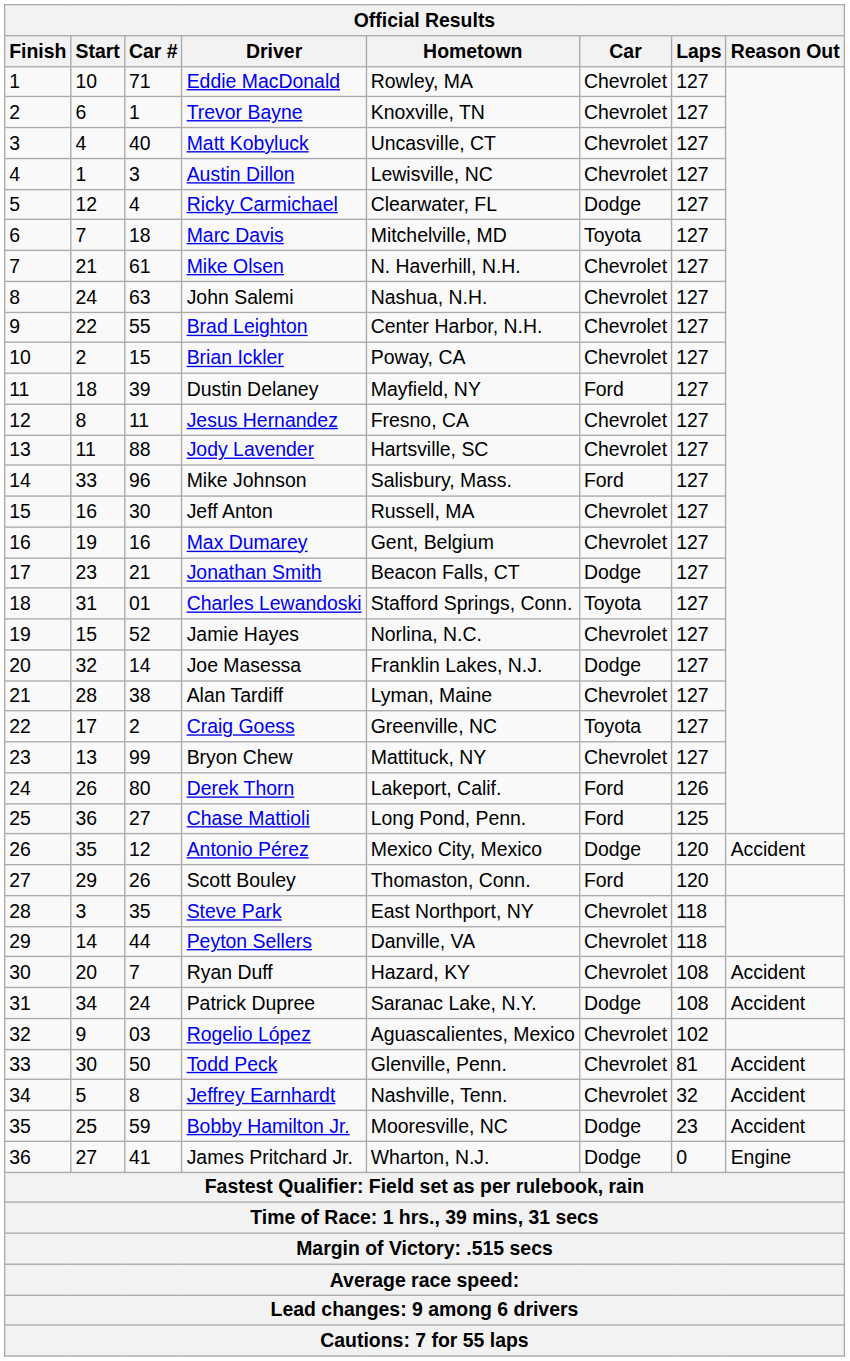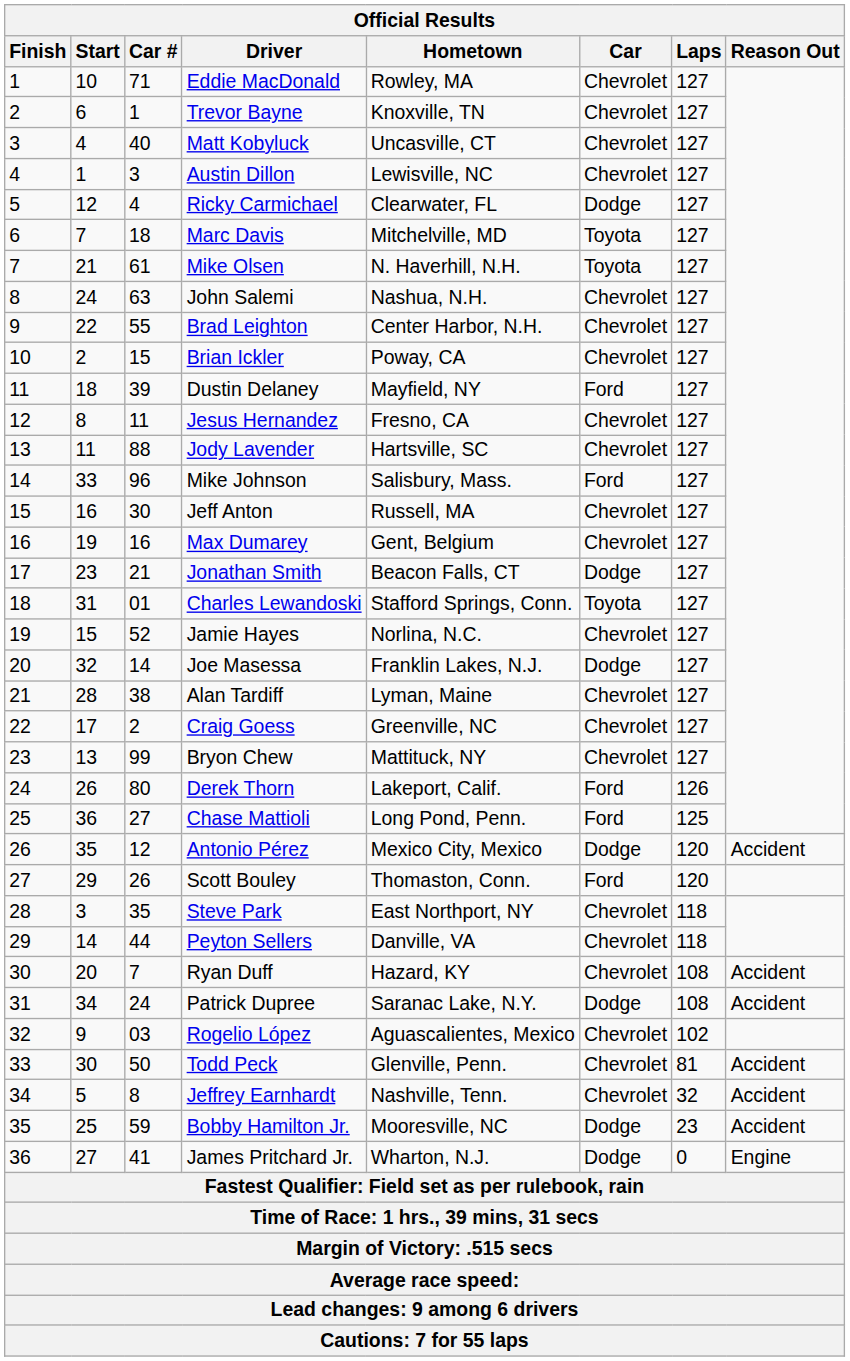(626, 266) Chevrolet -> (613, 266) Toyota
(613, 727) Toyota -> (626, 727) Chevrolet
